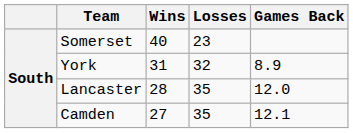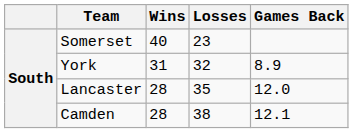(158, 115) 27 -> (158, 115) 28
(202, 115) 35 -> (202, 115) 38
